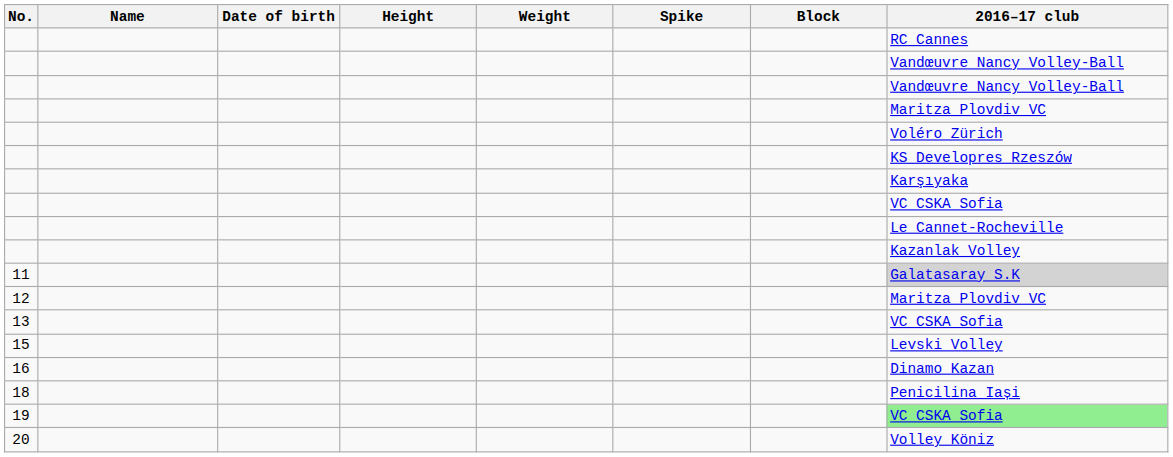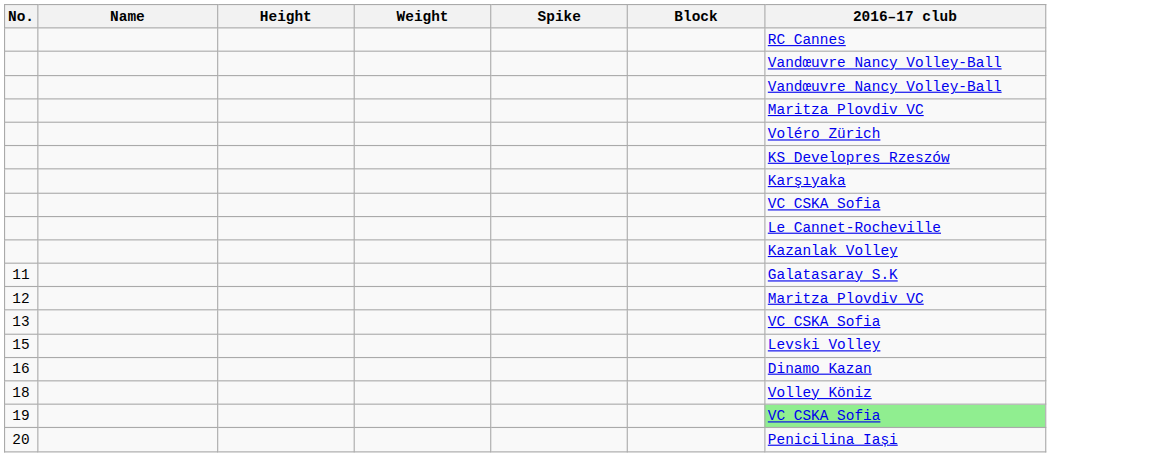- column: (279, 16)
(955, 275) lightgrey background -> (833, 275) no background
(955, 393) Penicilina Iași -> (820, 393) Volley Köniz
(942, 440) Volley Köniz -> (833, 440) Penicilina Iași
